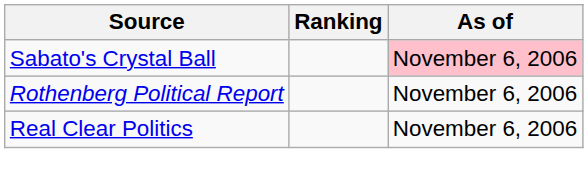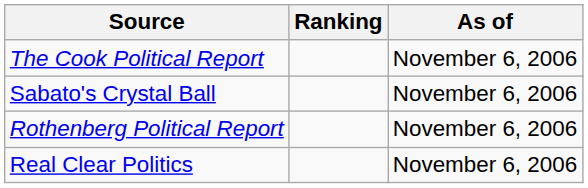+ row: (137, 57)
(485, 57) pink background -> (485, 93) no background
